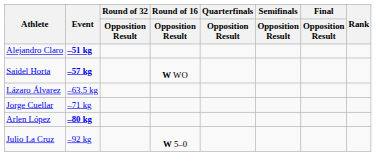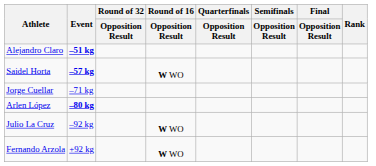- row: (34, 90)
(175, 144) W 5–0 -> (171, 130) W WO
+ row: (36, 149)
